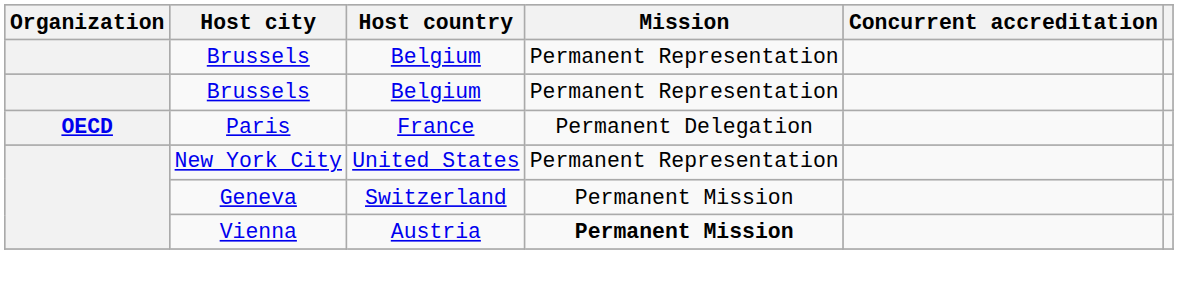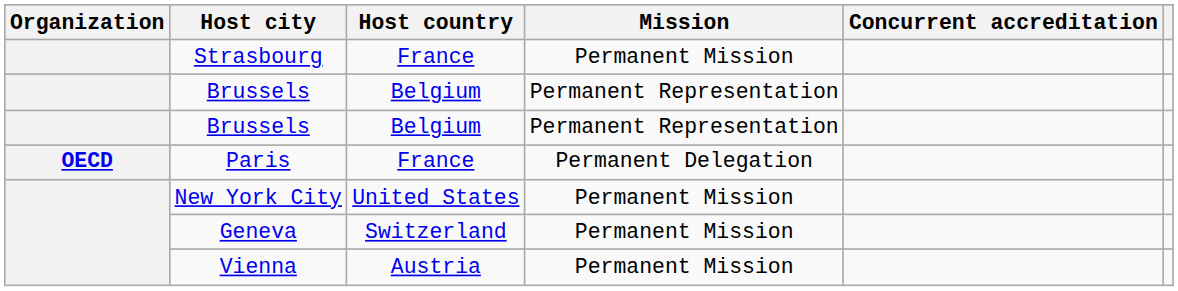+ row: (258, 57)
(684, 162) Permanent Representation -> (684, 197) Permanent Mission
(684, 232) bold -> (684, 267) normal
